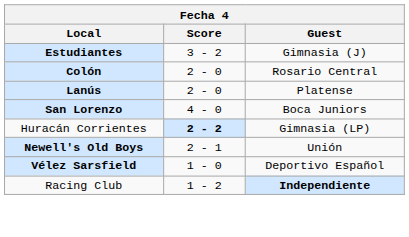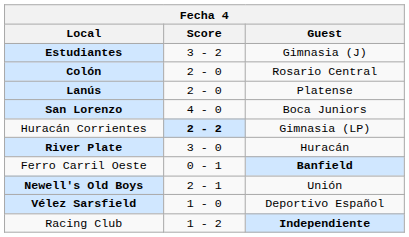+ row: (84, 147)
+ row: (84, 166)
